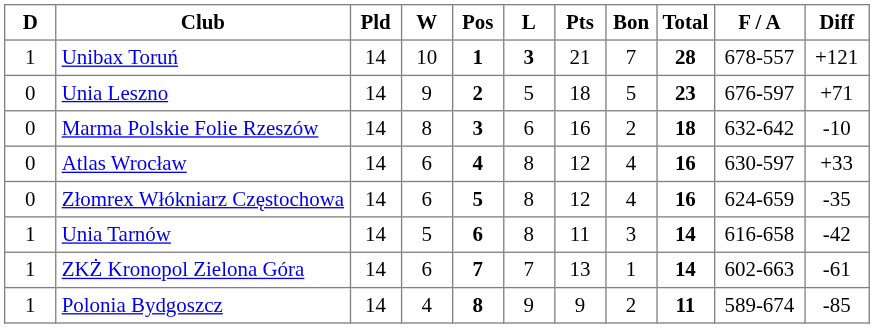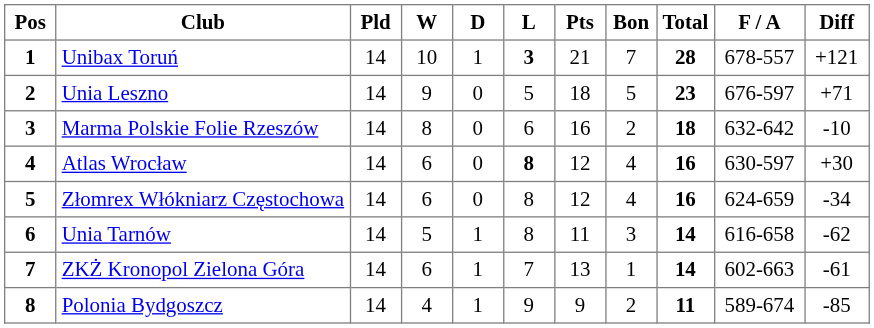columns swapped: (478, 22) <-> (30, 22)
(529, 163) normal -> (529, 163) bold
(837, 163) +33 -> (837, 163) +30
(837, 199) -35 -> (837, 199) -34
(837, 234) -42 -> (837, 234) -62
